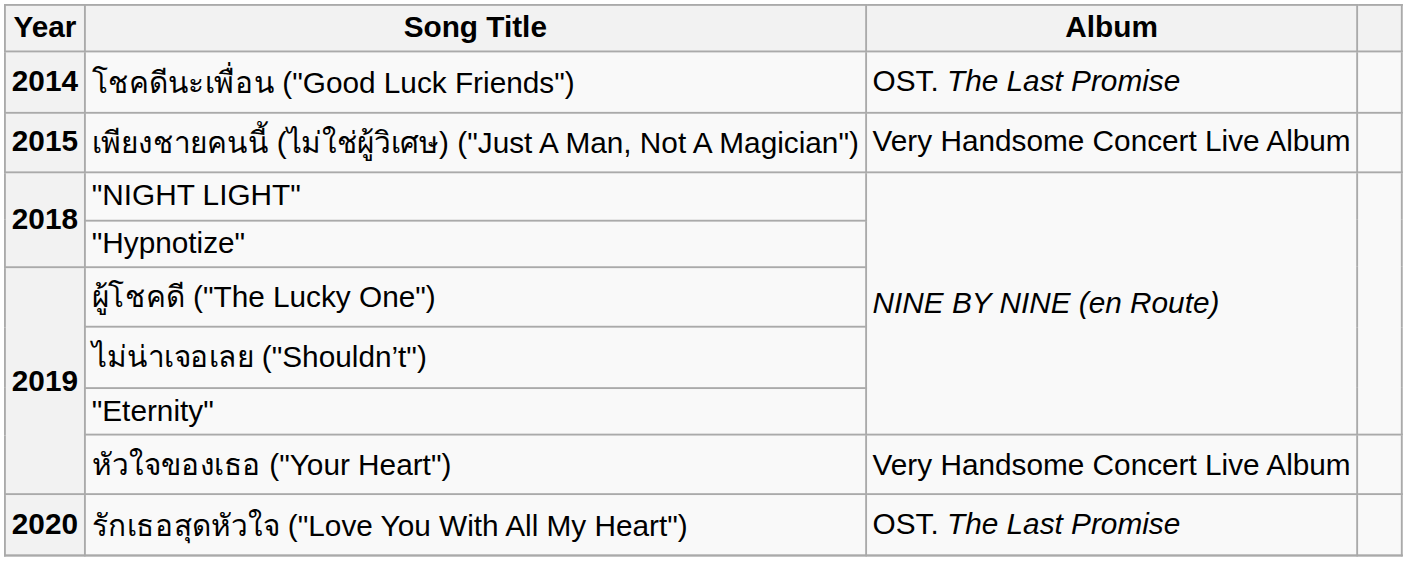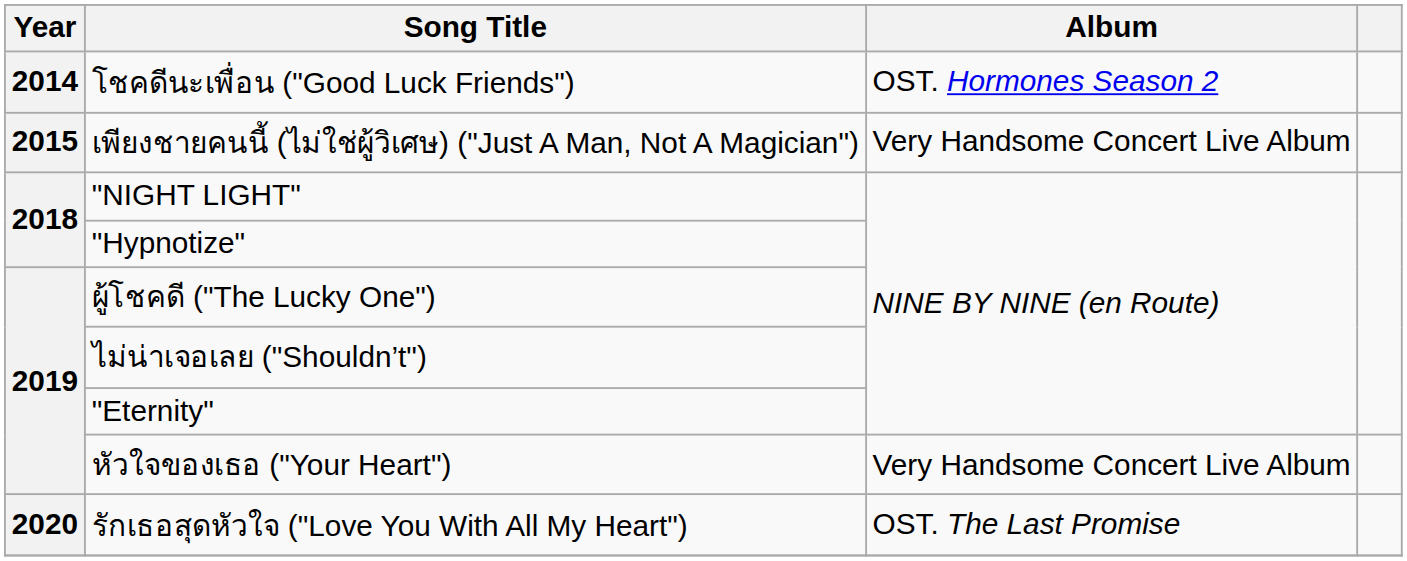(1026, 81) OST. The Last Promise -> (1045, 81) OST. Hormones Season 2
